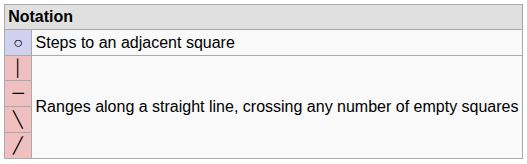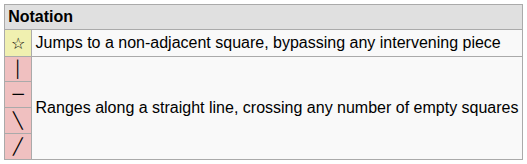- row: (18, 42)
+ row: (18, 43)
